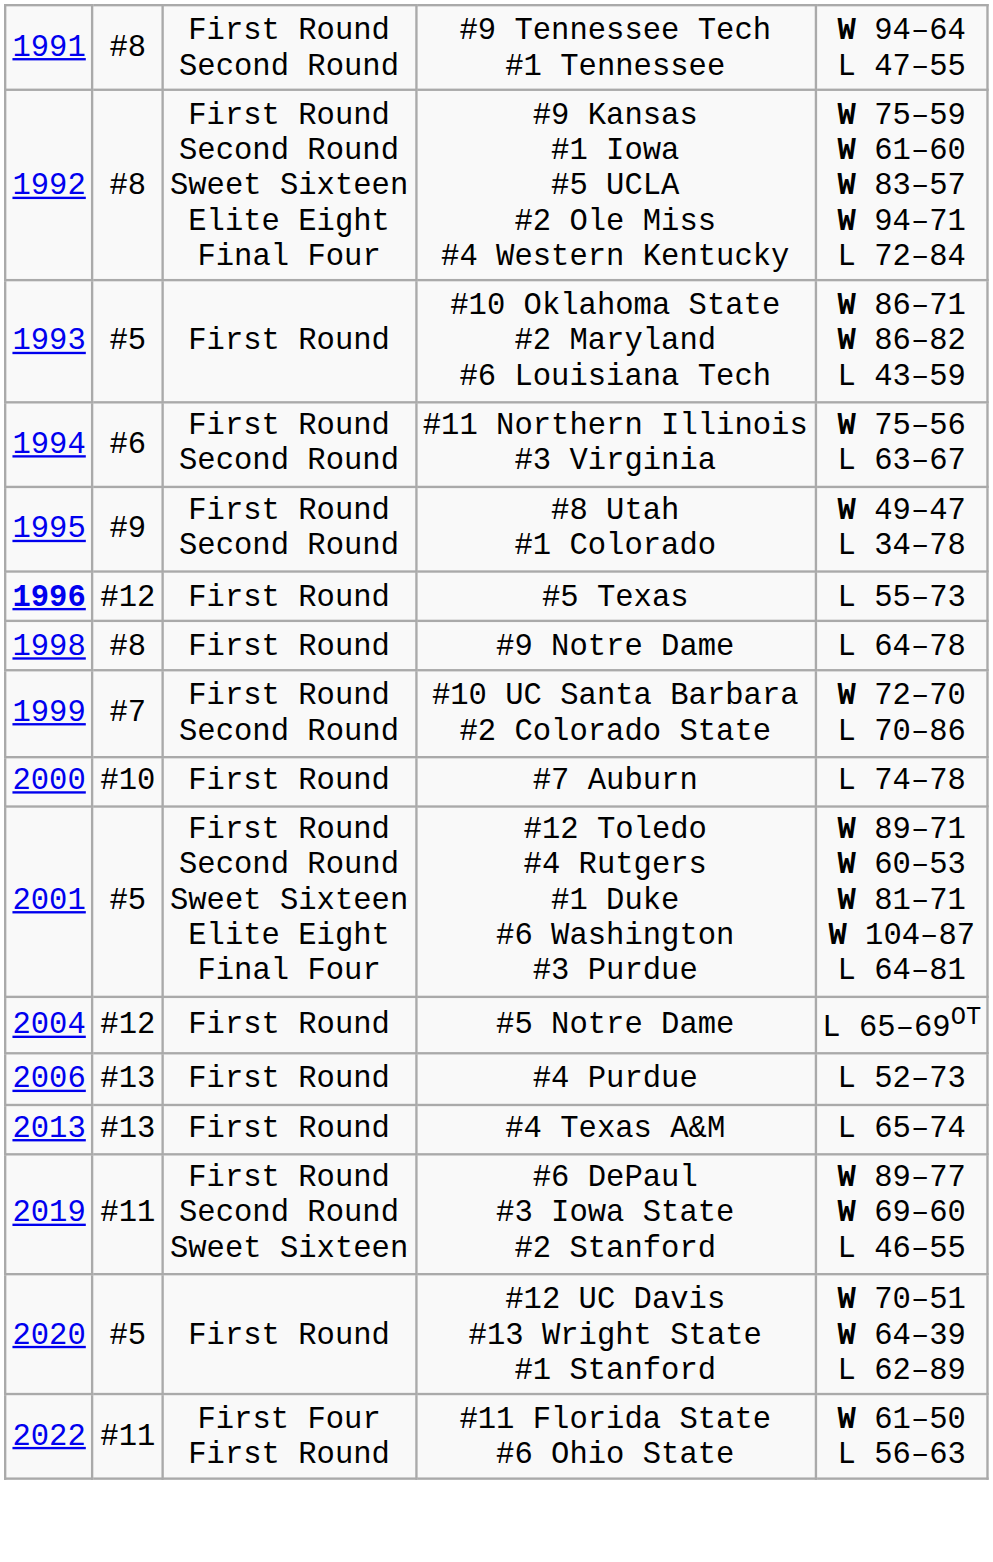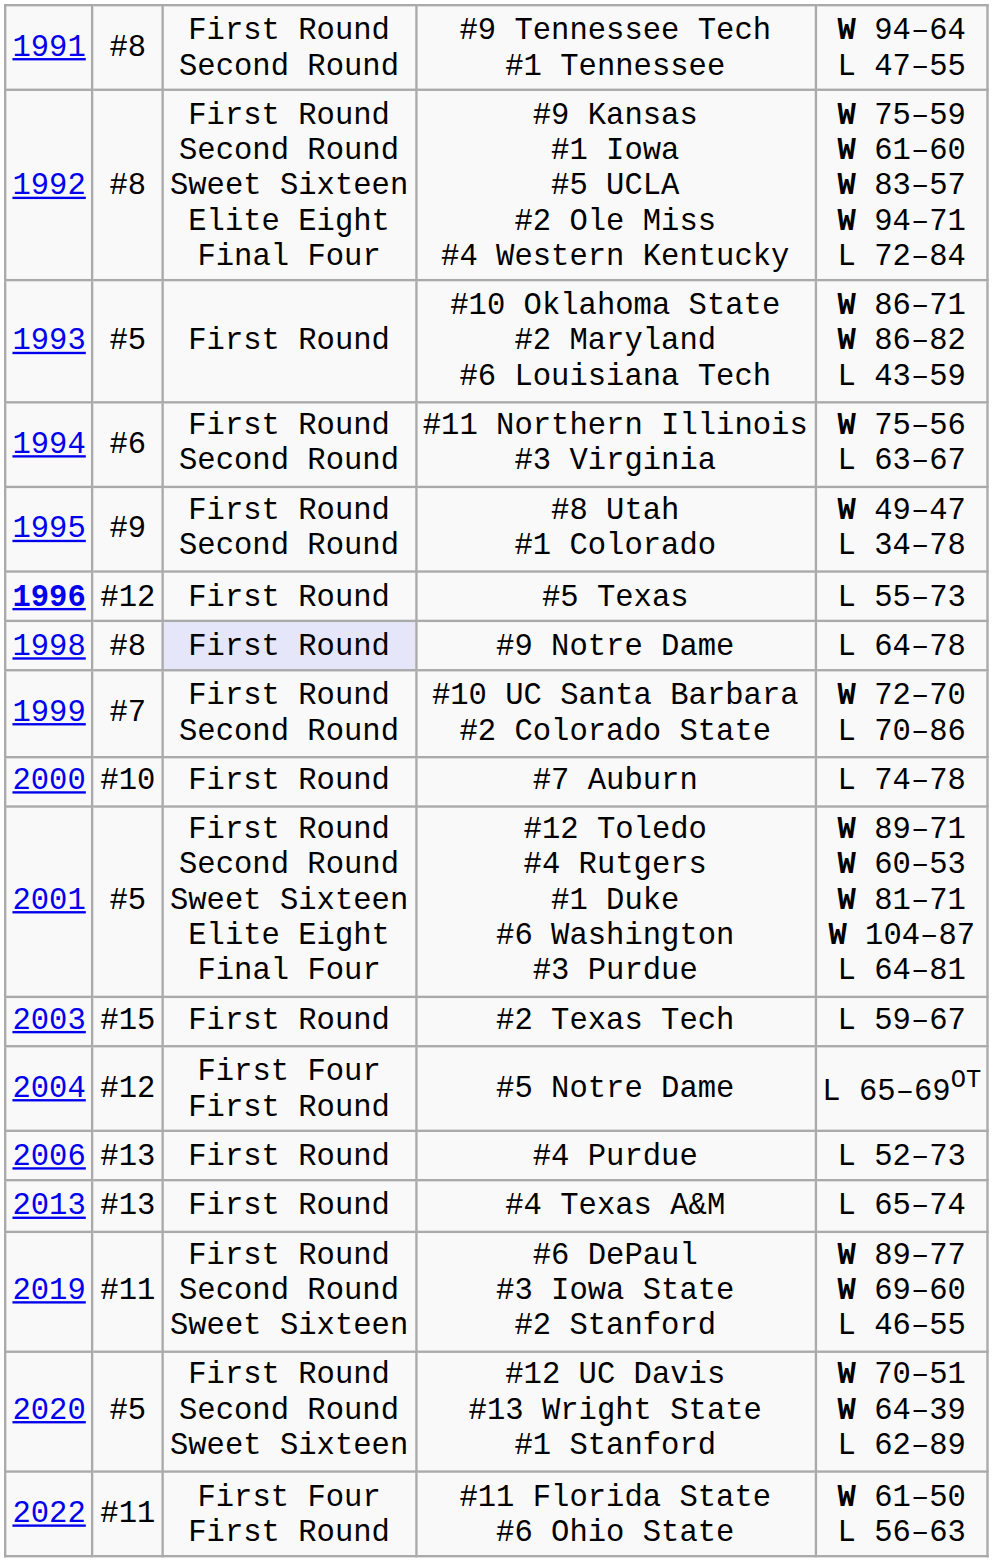(289, 646) no background -> (289, 646) lavender background
+ row: (615, 1021)
(289, 1025) First Round -> (289, 1089) First Four First Round
(289, 1334) First Round -> (289, 1411) First Round Second Round Sweet Sixteen
